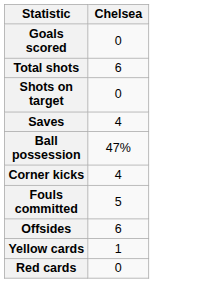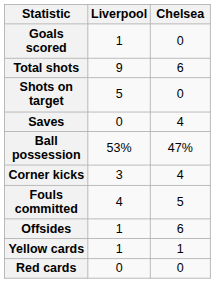+ column: (119, 14)
